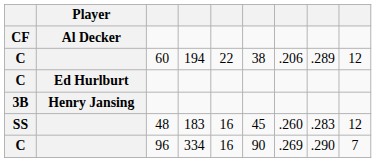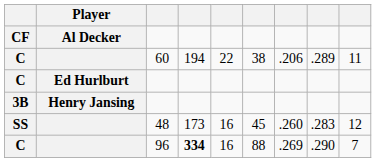(355, 59) 12 -> (355, 59) 11
(194, 124) 183 -> (194, 124) 173
(194, 146) normal -> (194, 146) bold
(259, 146) 90 -> (259, 146) 88
